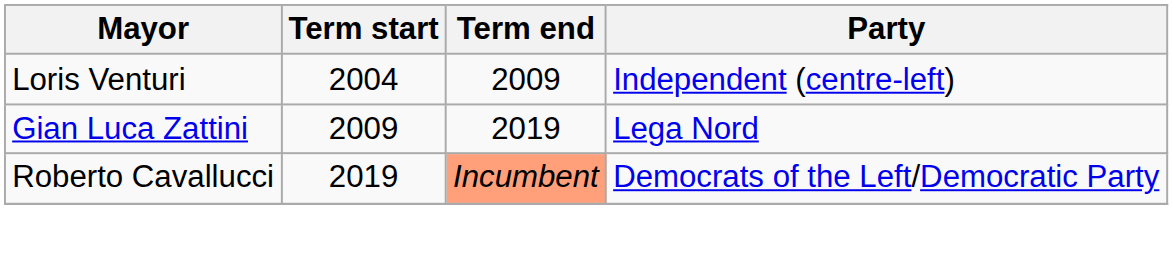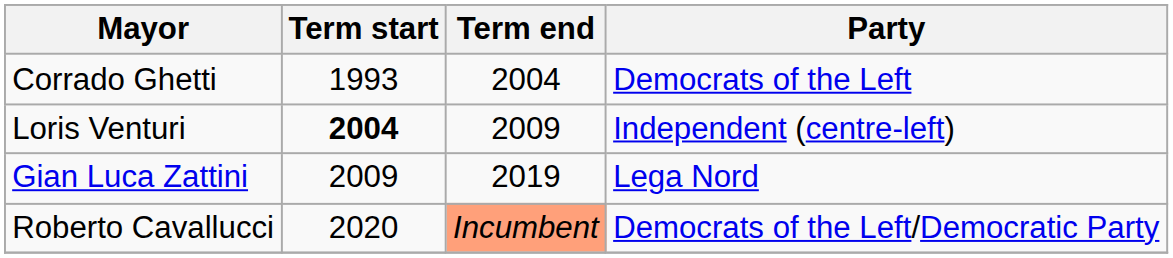+ row: (114, 78)
(364, 78) normal -> (364, 128) bold
(364, 177) 2019 -> (364, 227) 2020
